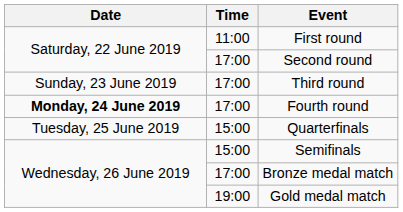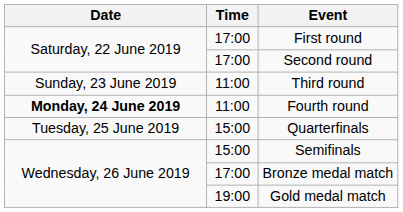(232, 38) 11:00 -> (232, 38) 17:00
(232, 83) 17:00 -> (232, 83) 11:00
(232, 106) 17:00 -> (232, 106) 11:00
